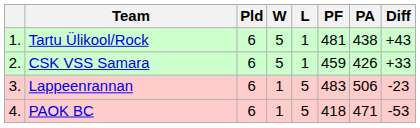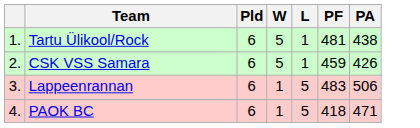- column: (398, 16)
